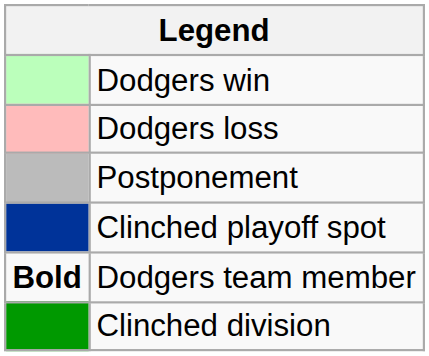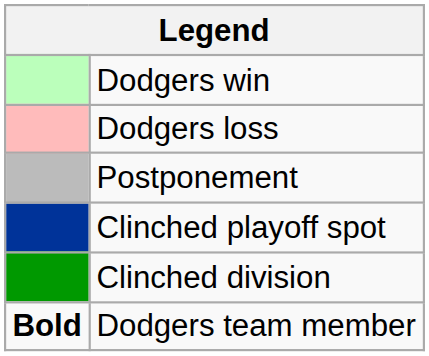rows swapped: (214, 326) <-> (256, 277)
